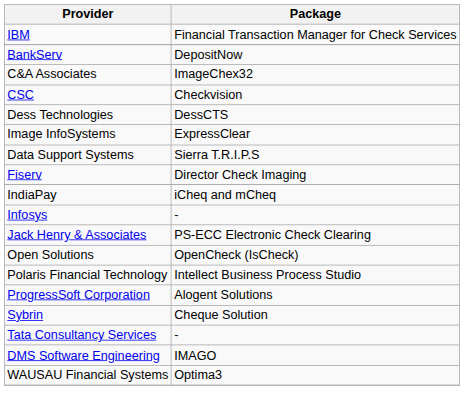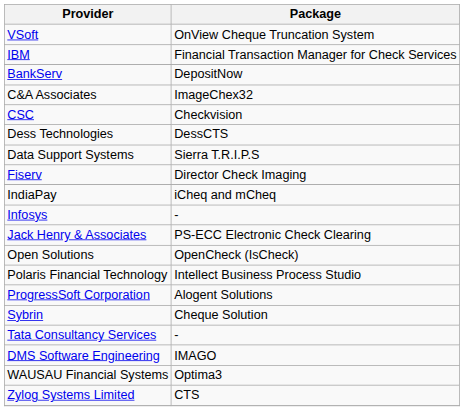+ row: (23, 34)
- row: (61, 134)
+ row: (71, 395)
